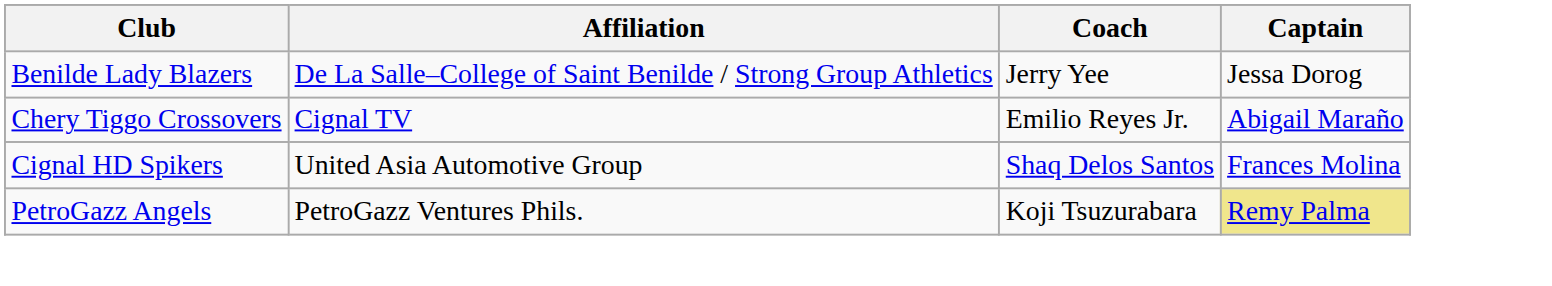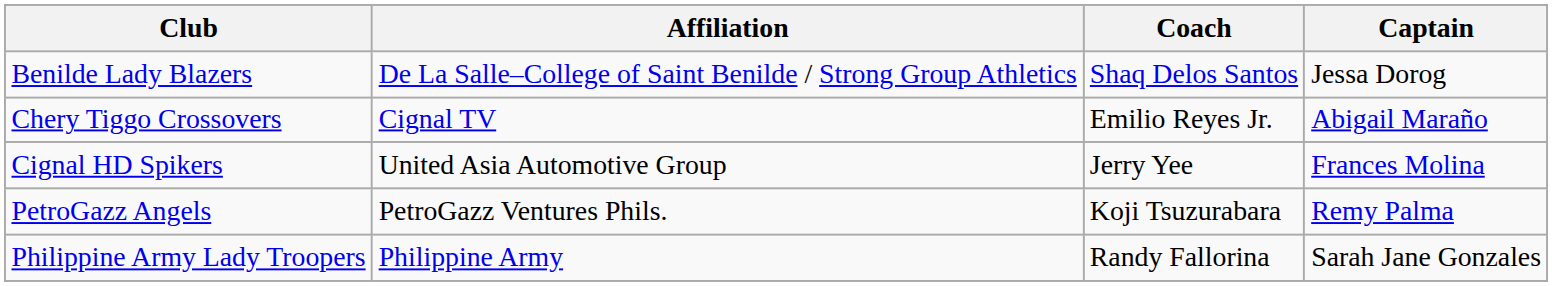(1057, 73) Jerry Yee -> (1194, 73) Shaq Delos Santos
(1110, 165) Shaq Delos Santos -> (1142, 165) Jerry Yee
(1298, 211) khaki background -> (1383, 211) no background
+ row: (189, 256)
